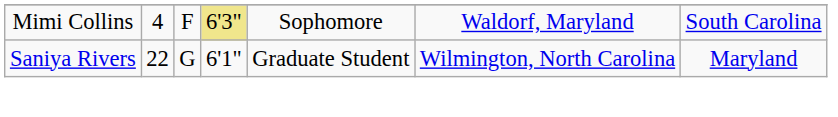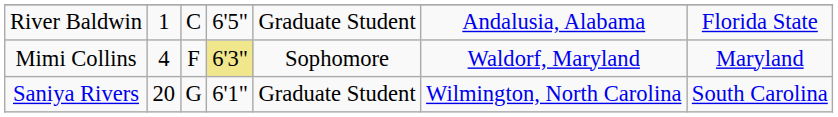+ row: (76, 22)
(754, 22) South Carolina -> (760, 58) Maryland
(158, 58) 22 -> (164, 93) 20
(754, 58) Maryland -> (760, 93) South Carolina
